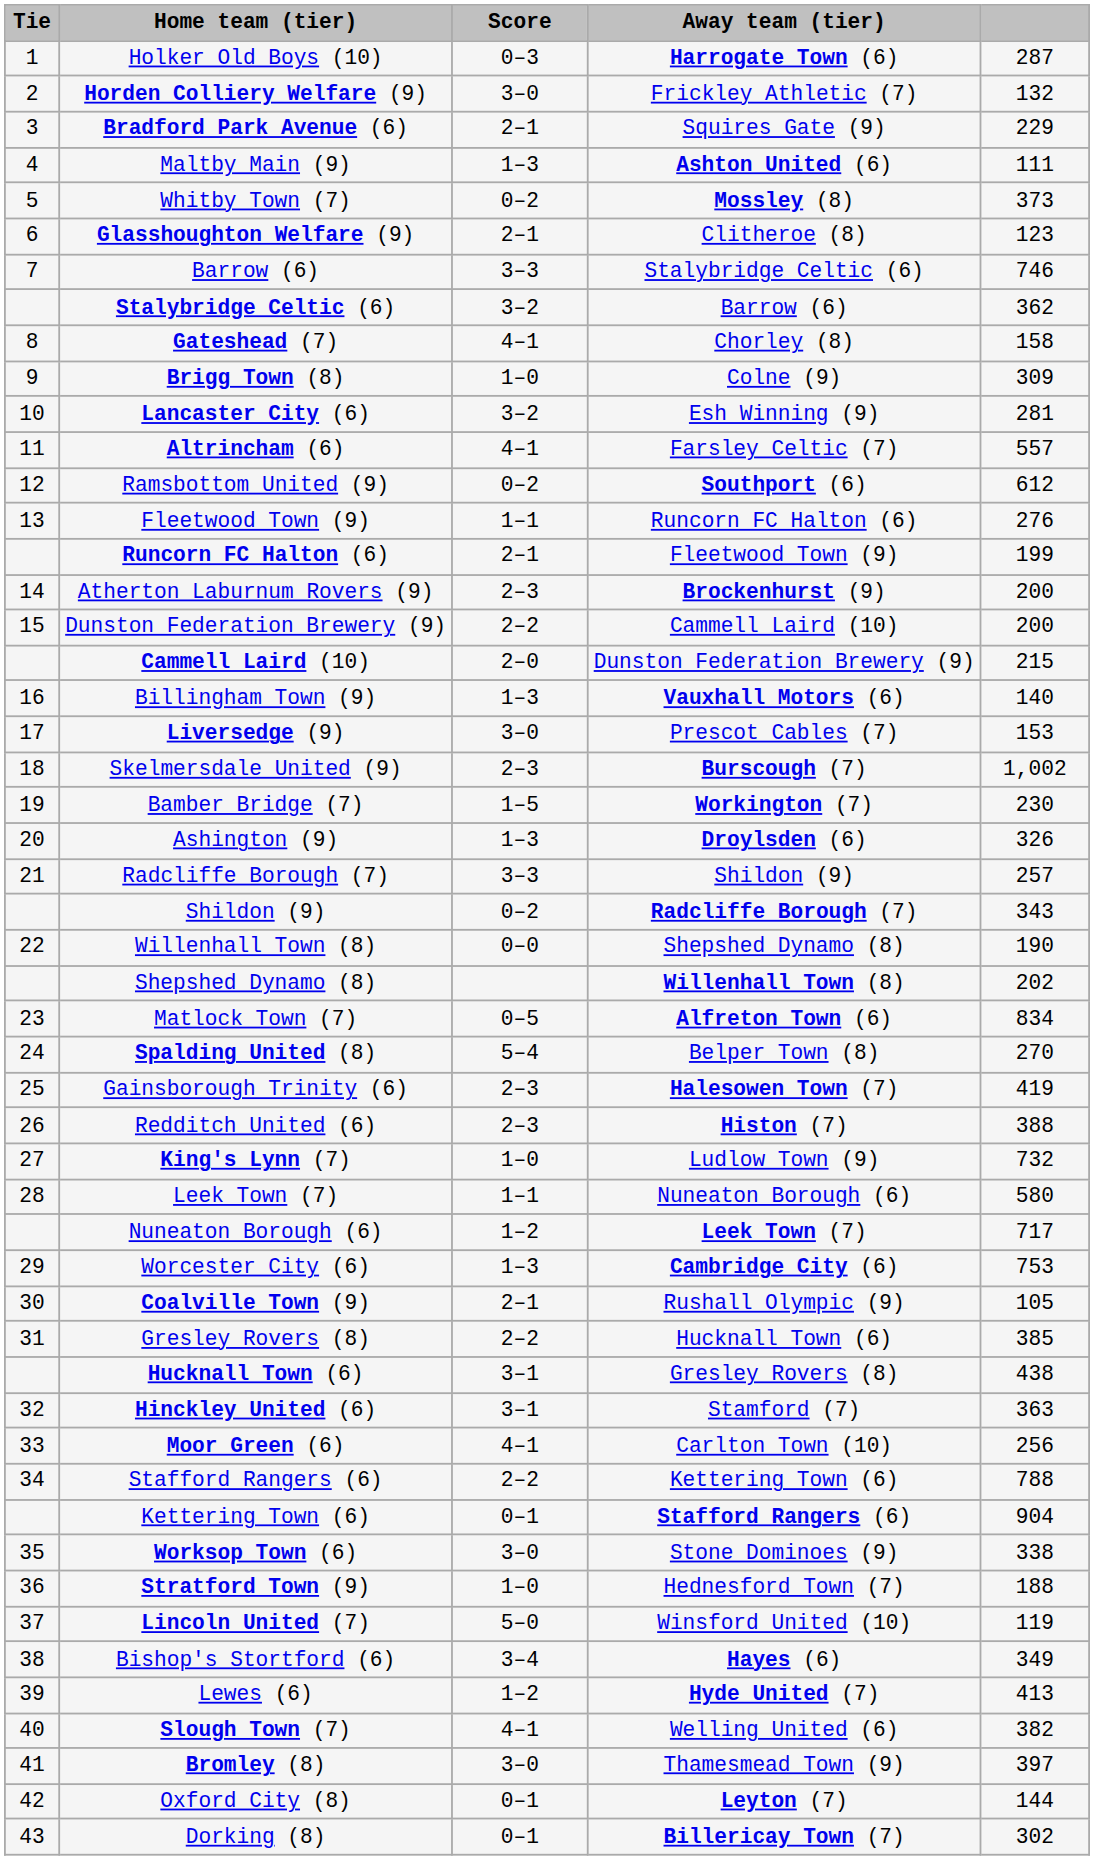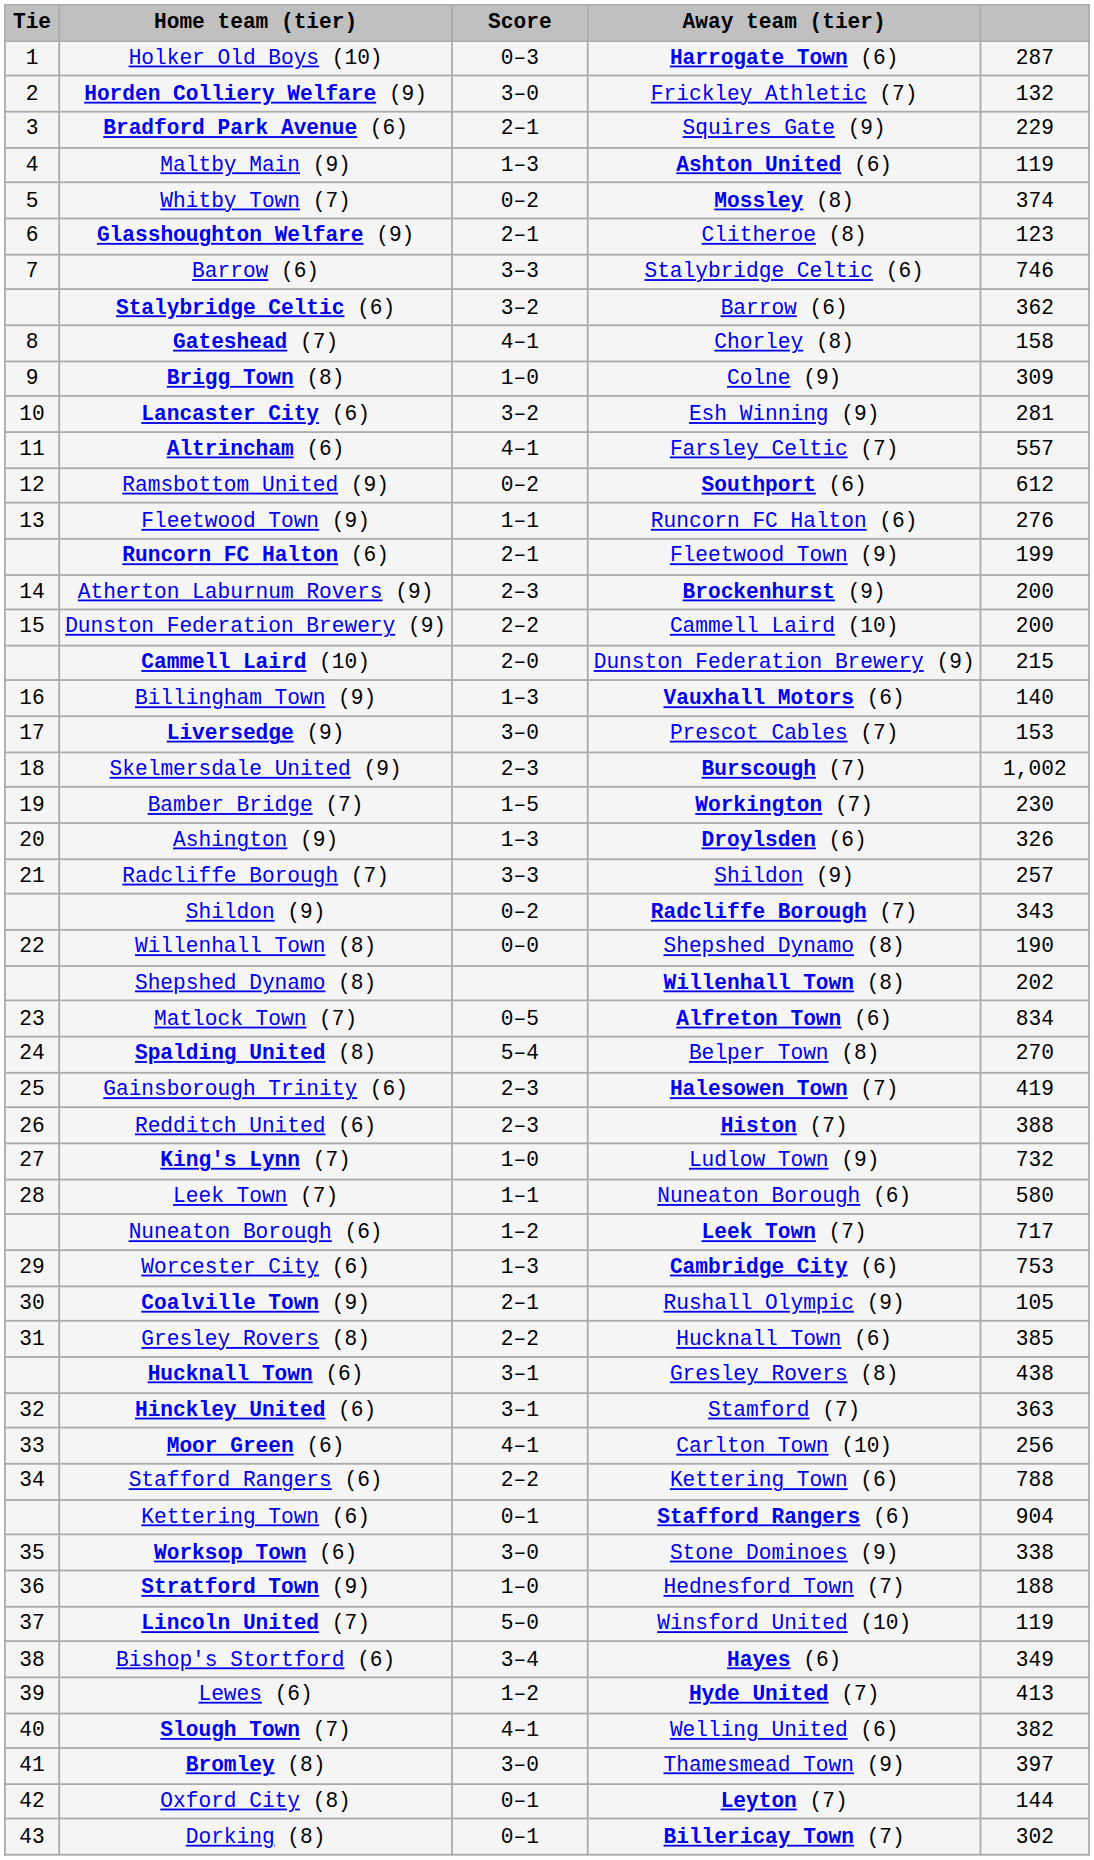(1035, 165) 111 -> (1035, 165) 119
(1035, 200) 373 -> (1035, 200) 374
